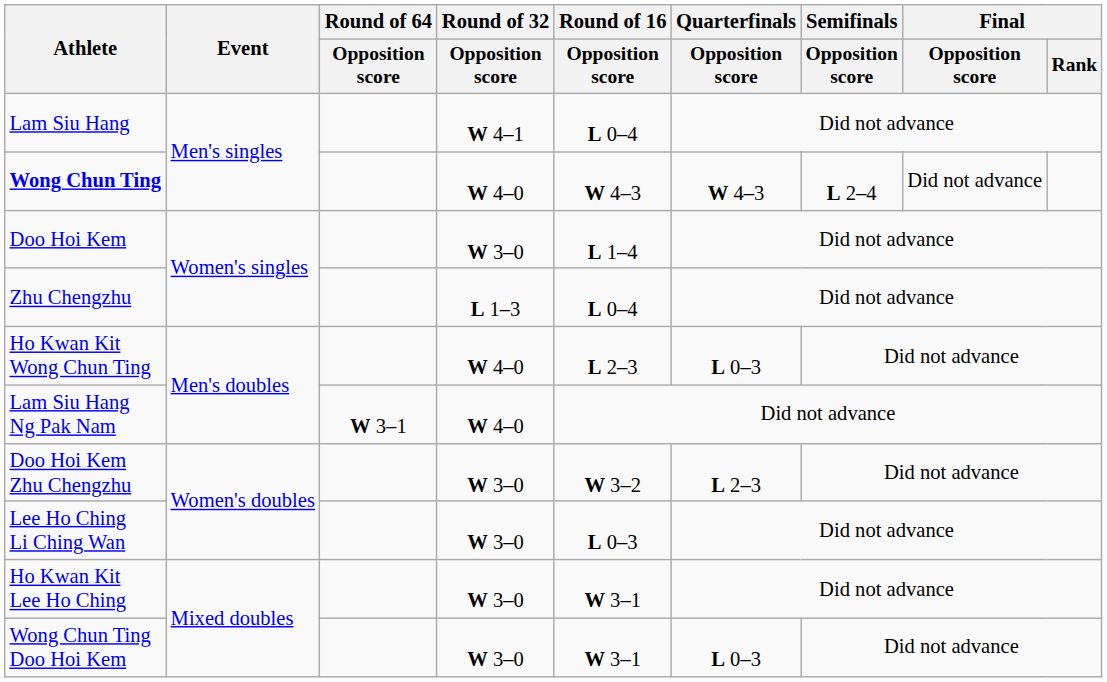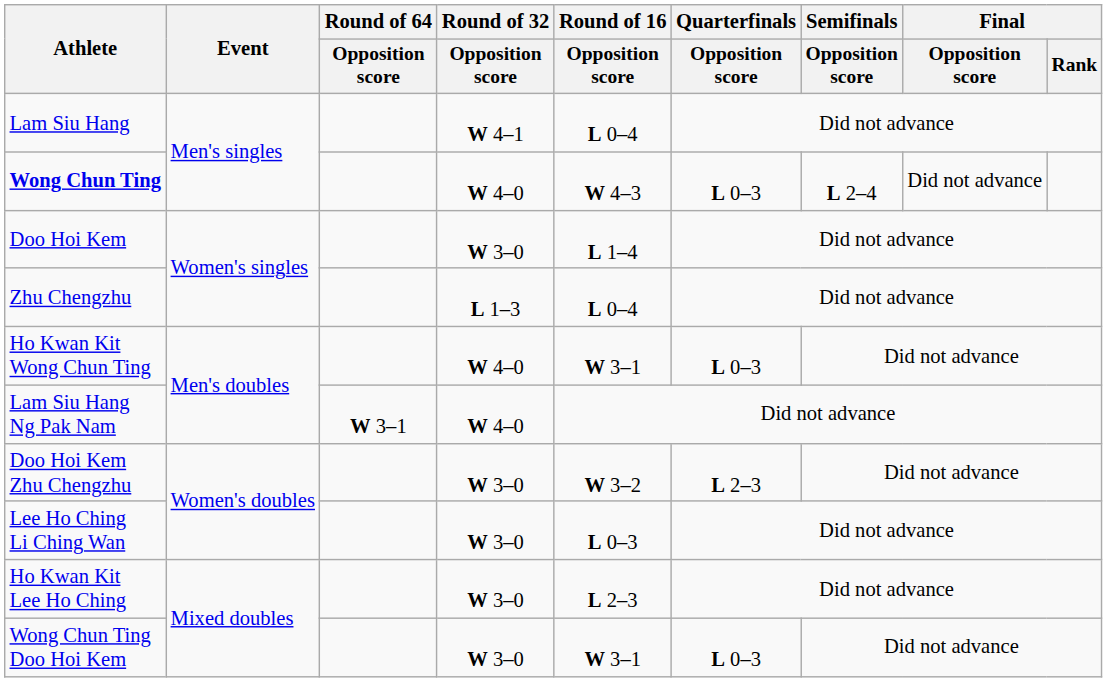(736, 193) W 4–3 -> (736, 193) L 0–3
(613, 368) L 2–3 -> (613, 368) W 3–1
(613, 601) W 3–1 -> (613, 601) L 2–3
